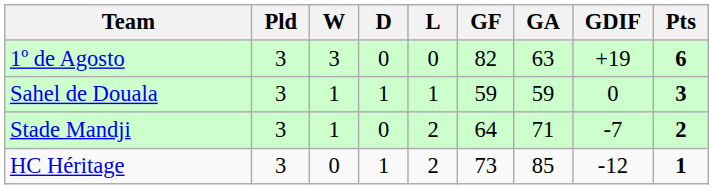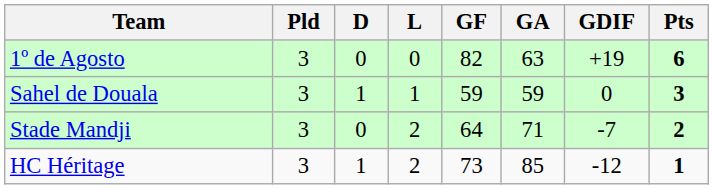- column: (334, 22)
